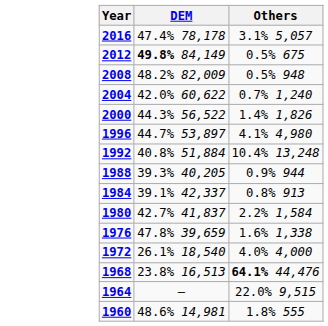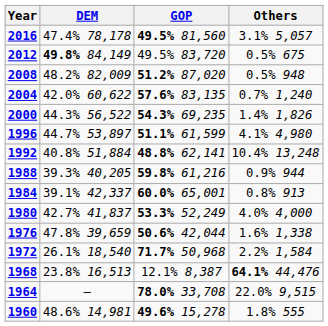+ column: (181, 16)
(276, 213) 2.2% 1,584 -> (276, 213) 4.0% 4,000
(276, 252) 4.0% 4,000 -> (276, 252) 2.2% 1,584
